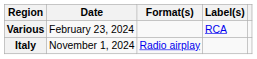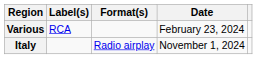columns swapped: (92, 12) <-> (225, 12)
